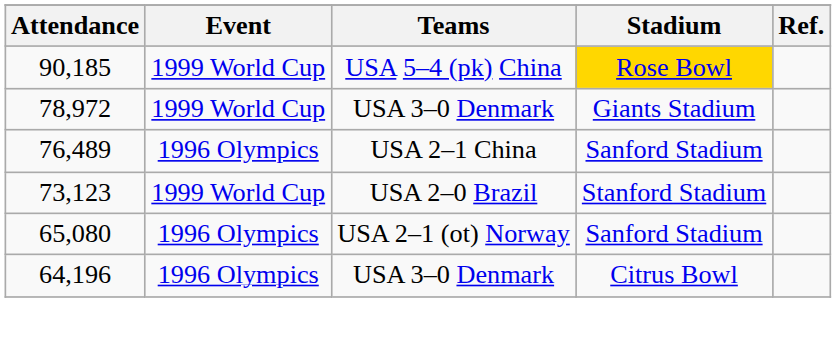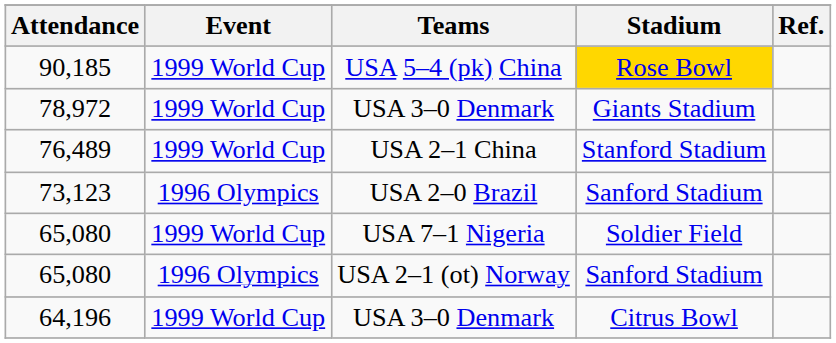(238, 150) 1996 Olympics -> (238, 150) 1999 World Cup
(674, 150) Sanford Stadium -> (674, 150) Stanford Stadium
(238, 192) 1999 World Cup -> (238, 192) 1996 Olympics
(674, 192) Stanford Stadium -> (674, 192) Sanford Stadium
+ row: (75, 233)
(238, 275) 1996 Olympics -> (238, 316) 1999 World Cup
